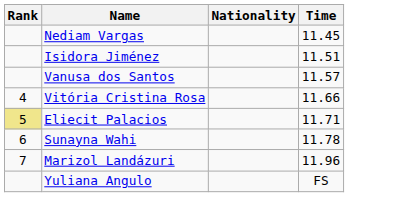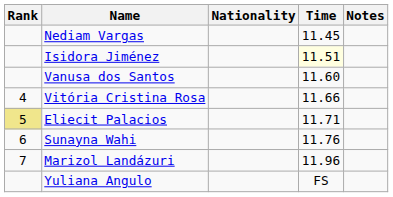+ column: (365, 15)
(321, 56) no background -> (321, 56) lightyellow background
(321, 77) 11.57 -> (321, 77) 11.60
(321, 139) 11.78 -> (321, 139) 11.76
